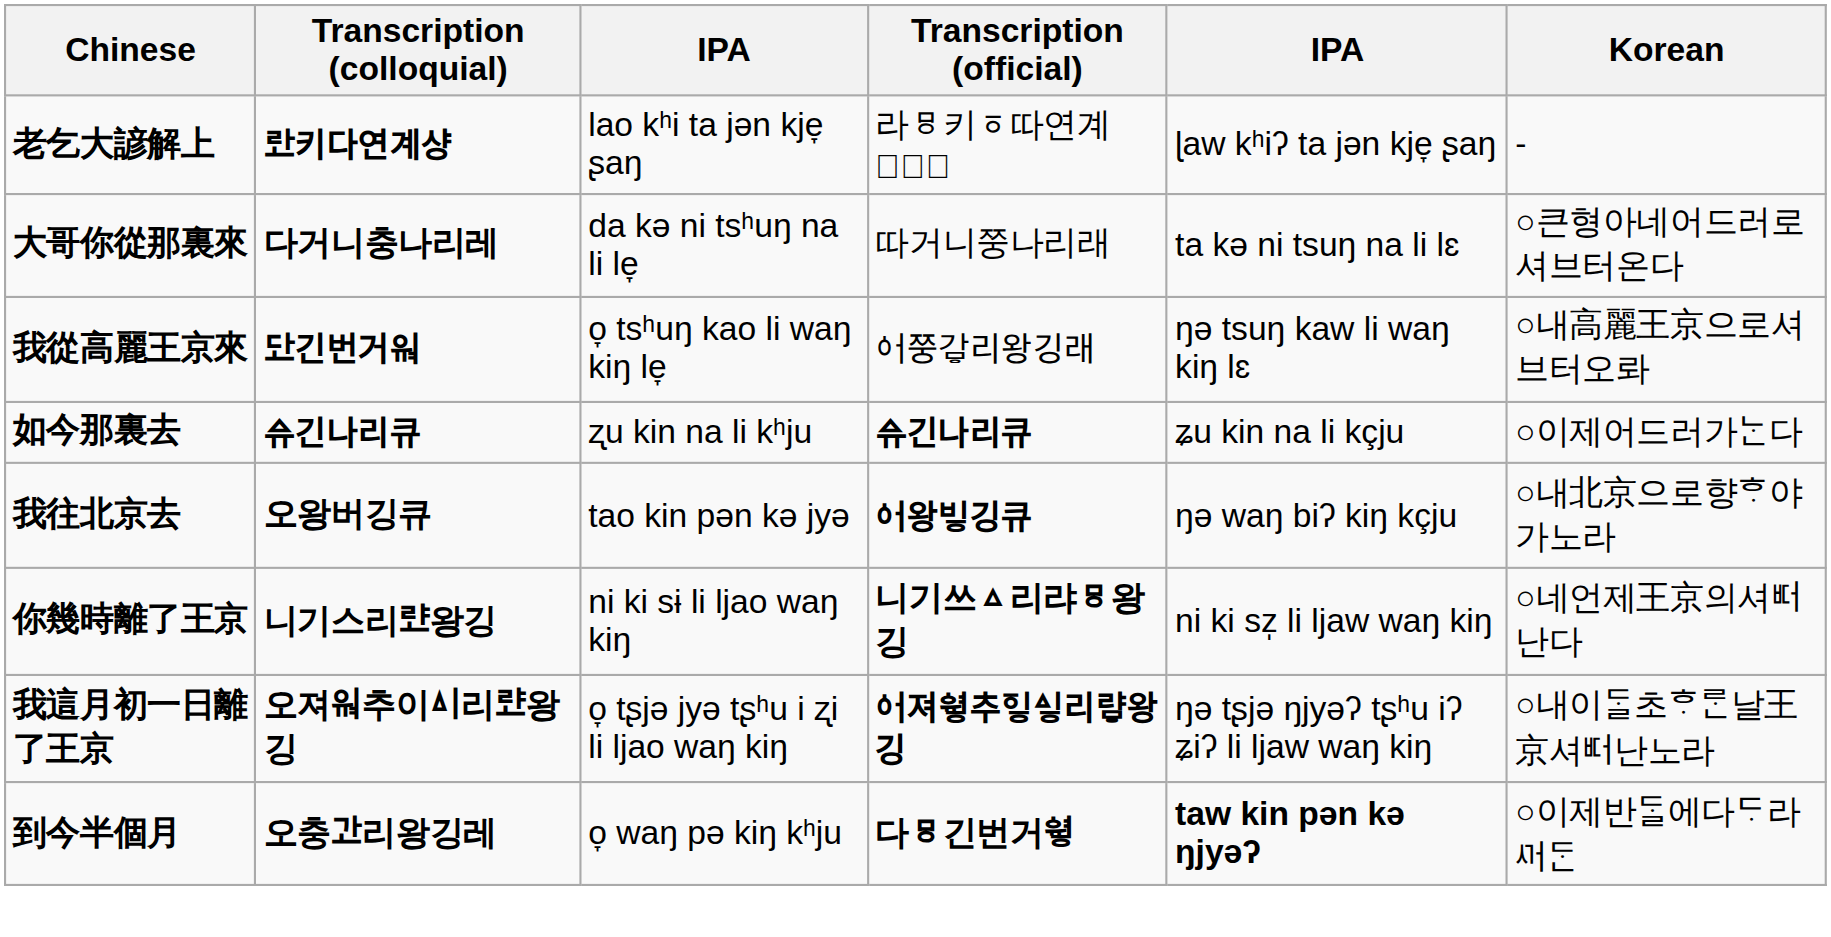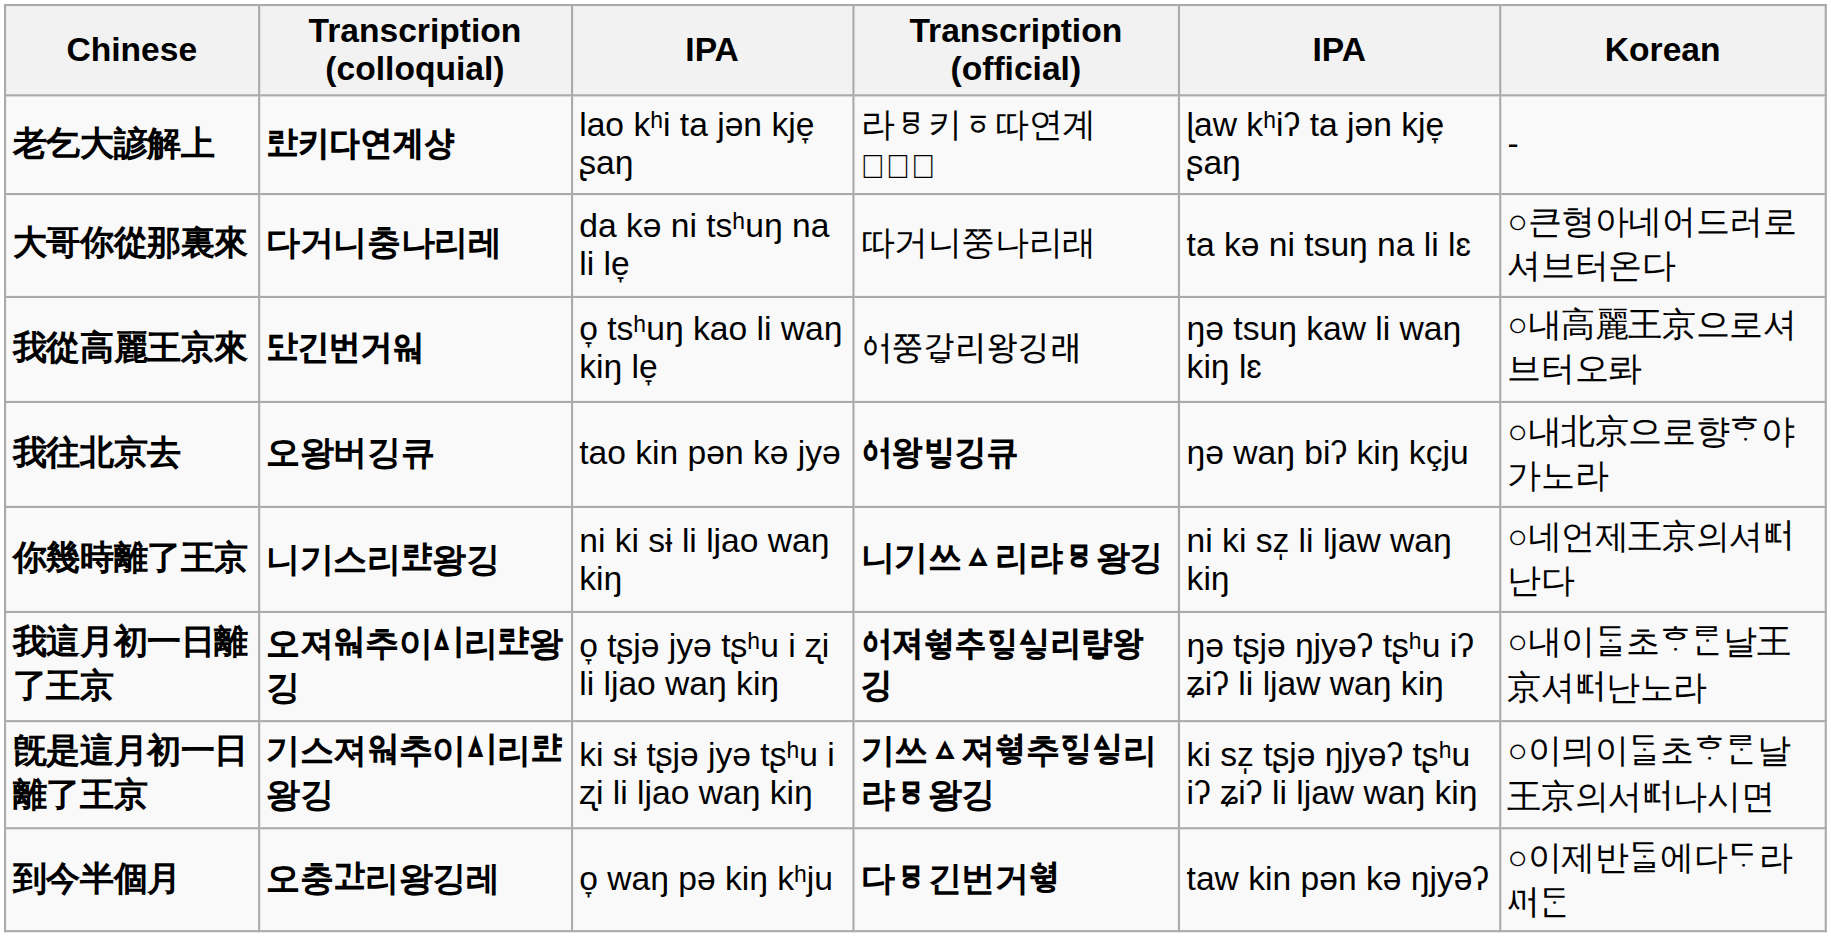- row: (97, 430)
+ row: (130, 772)
(1290, 833) bold -> (1338, 879) normal
